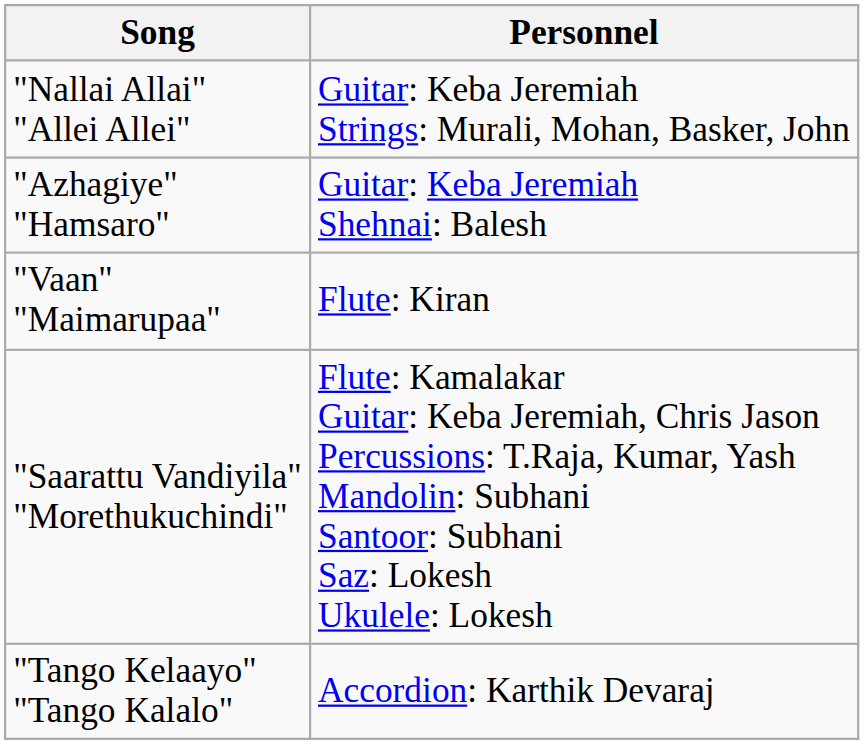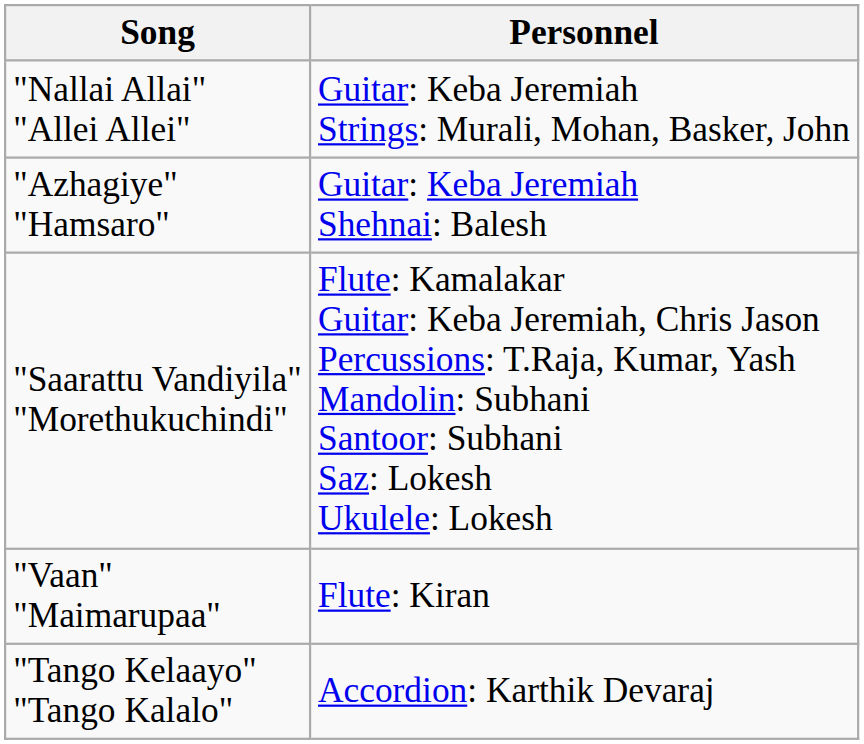rows swapped: (117, 300) <-> (157, 495)
